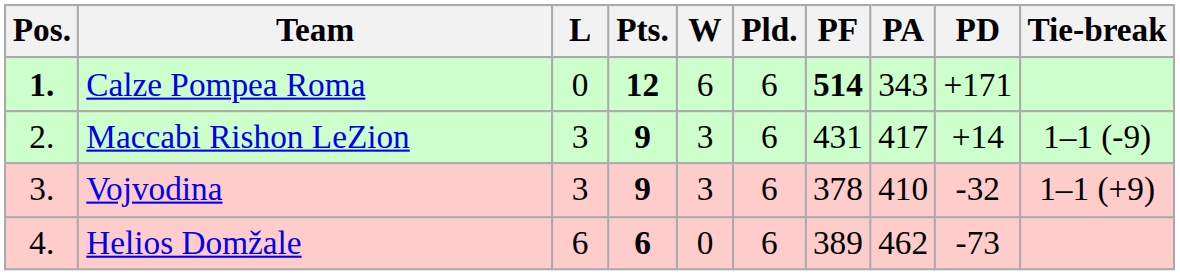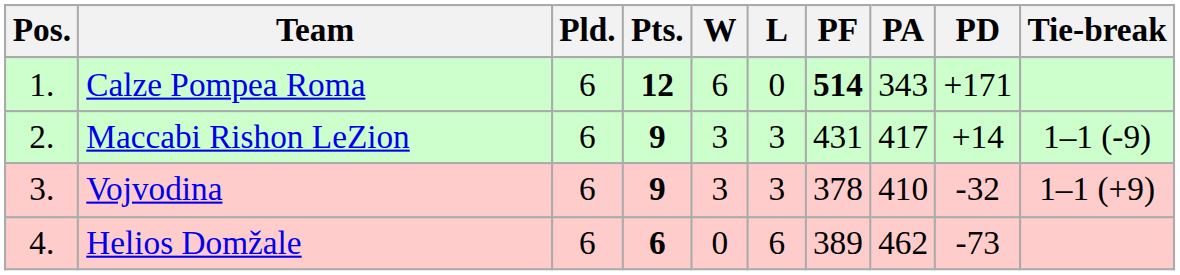columns swapped: (769, 30) <-> (580, 30)
(42, 83) bold -> (42, 83) normal
